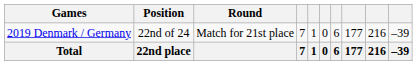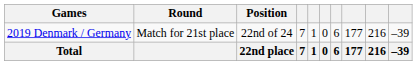columns swapped: (245, 13) <-> (164, 13)
